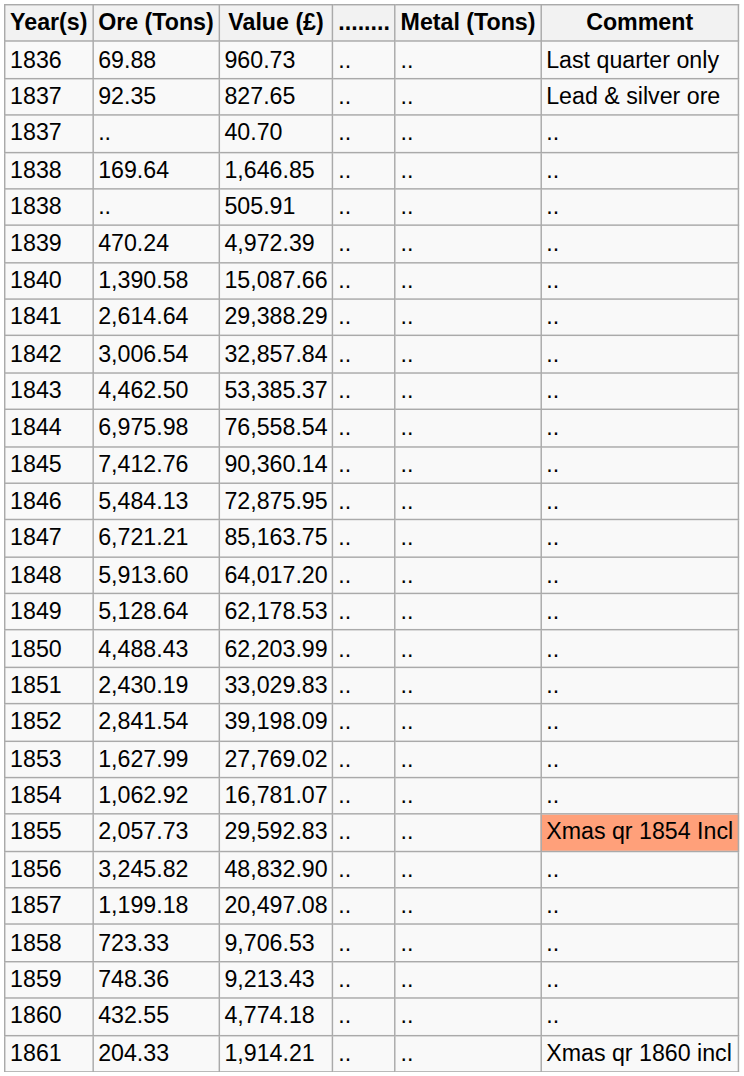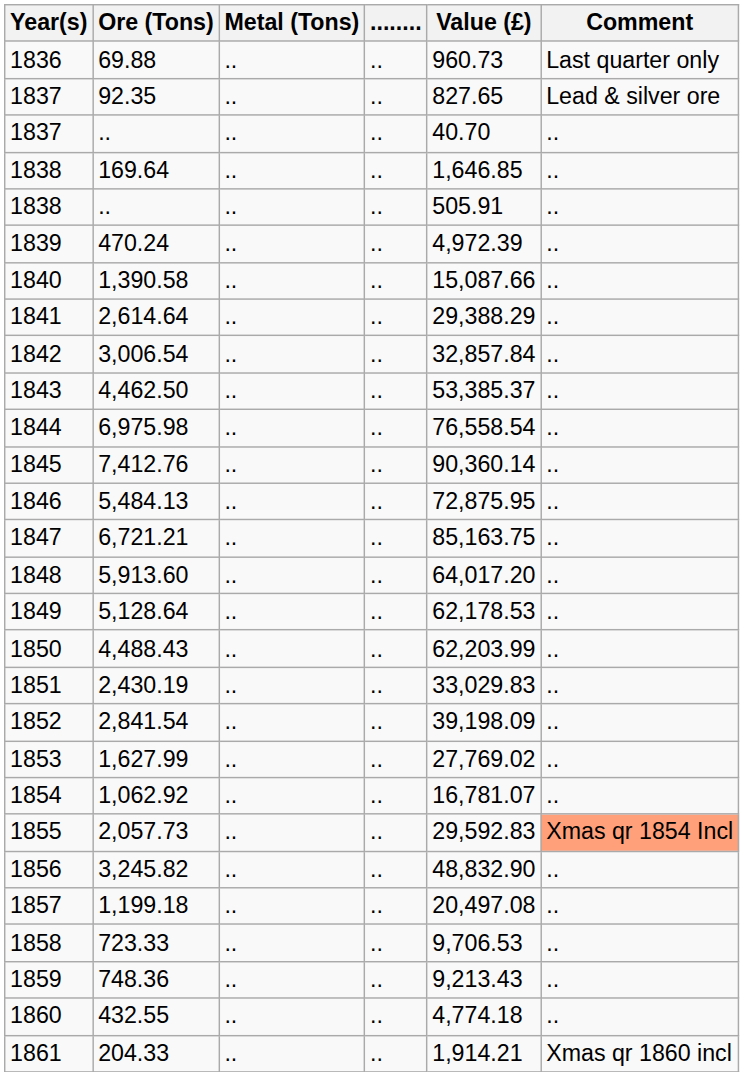columns swapped: (468, 22) <-> (276, 22)
